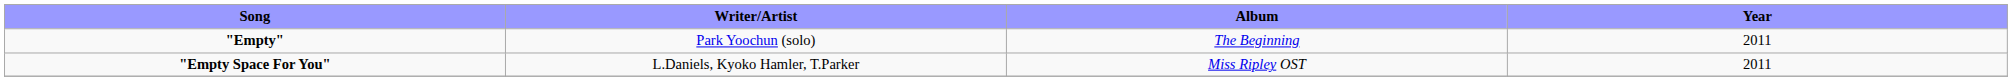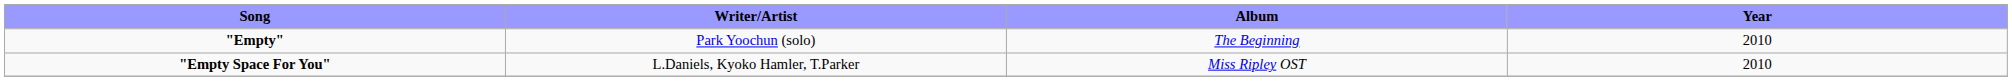(1757, 40) 2011 -> (1757, 40) 2010
(1757, 64) 2011 -> (1757, 64) 2010
